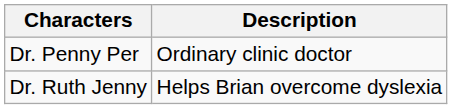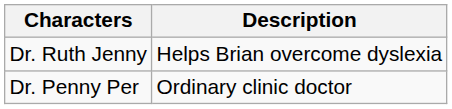rows swapped: (78, 86) <-> (74, 53)
